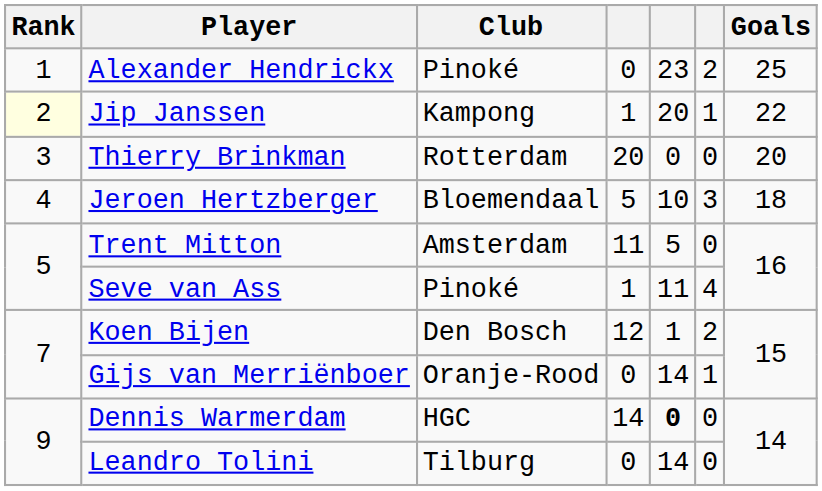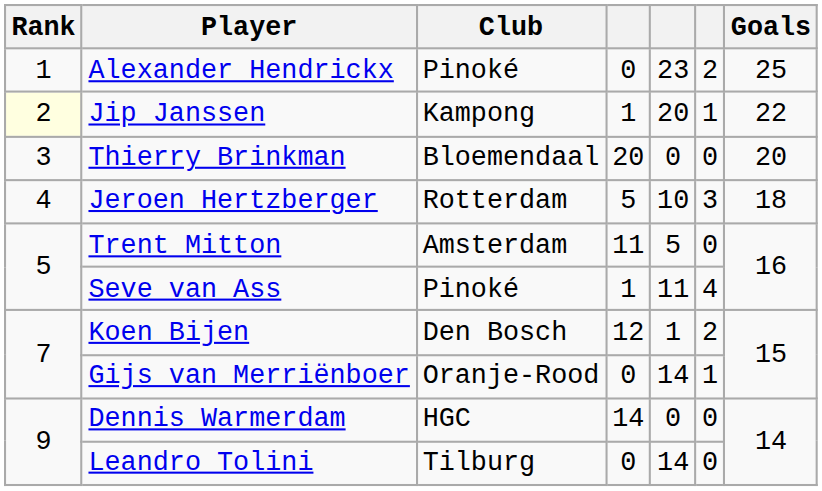(495, 158) Rotterdam -> (511, 158) Bloemendaal
(511, 201) Bloemendaal -> (495, 201) Rotterdam
(673, 420) bold -> (673, 420) normal
